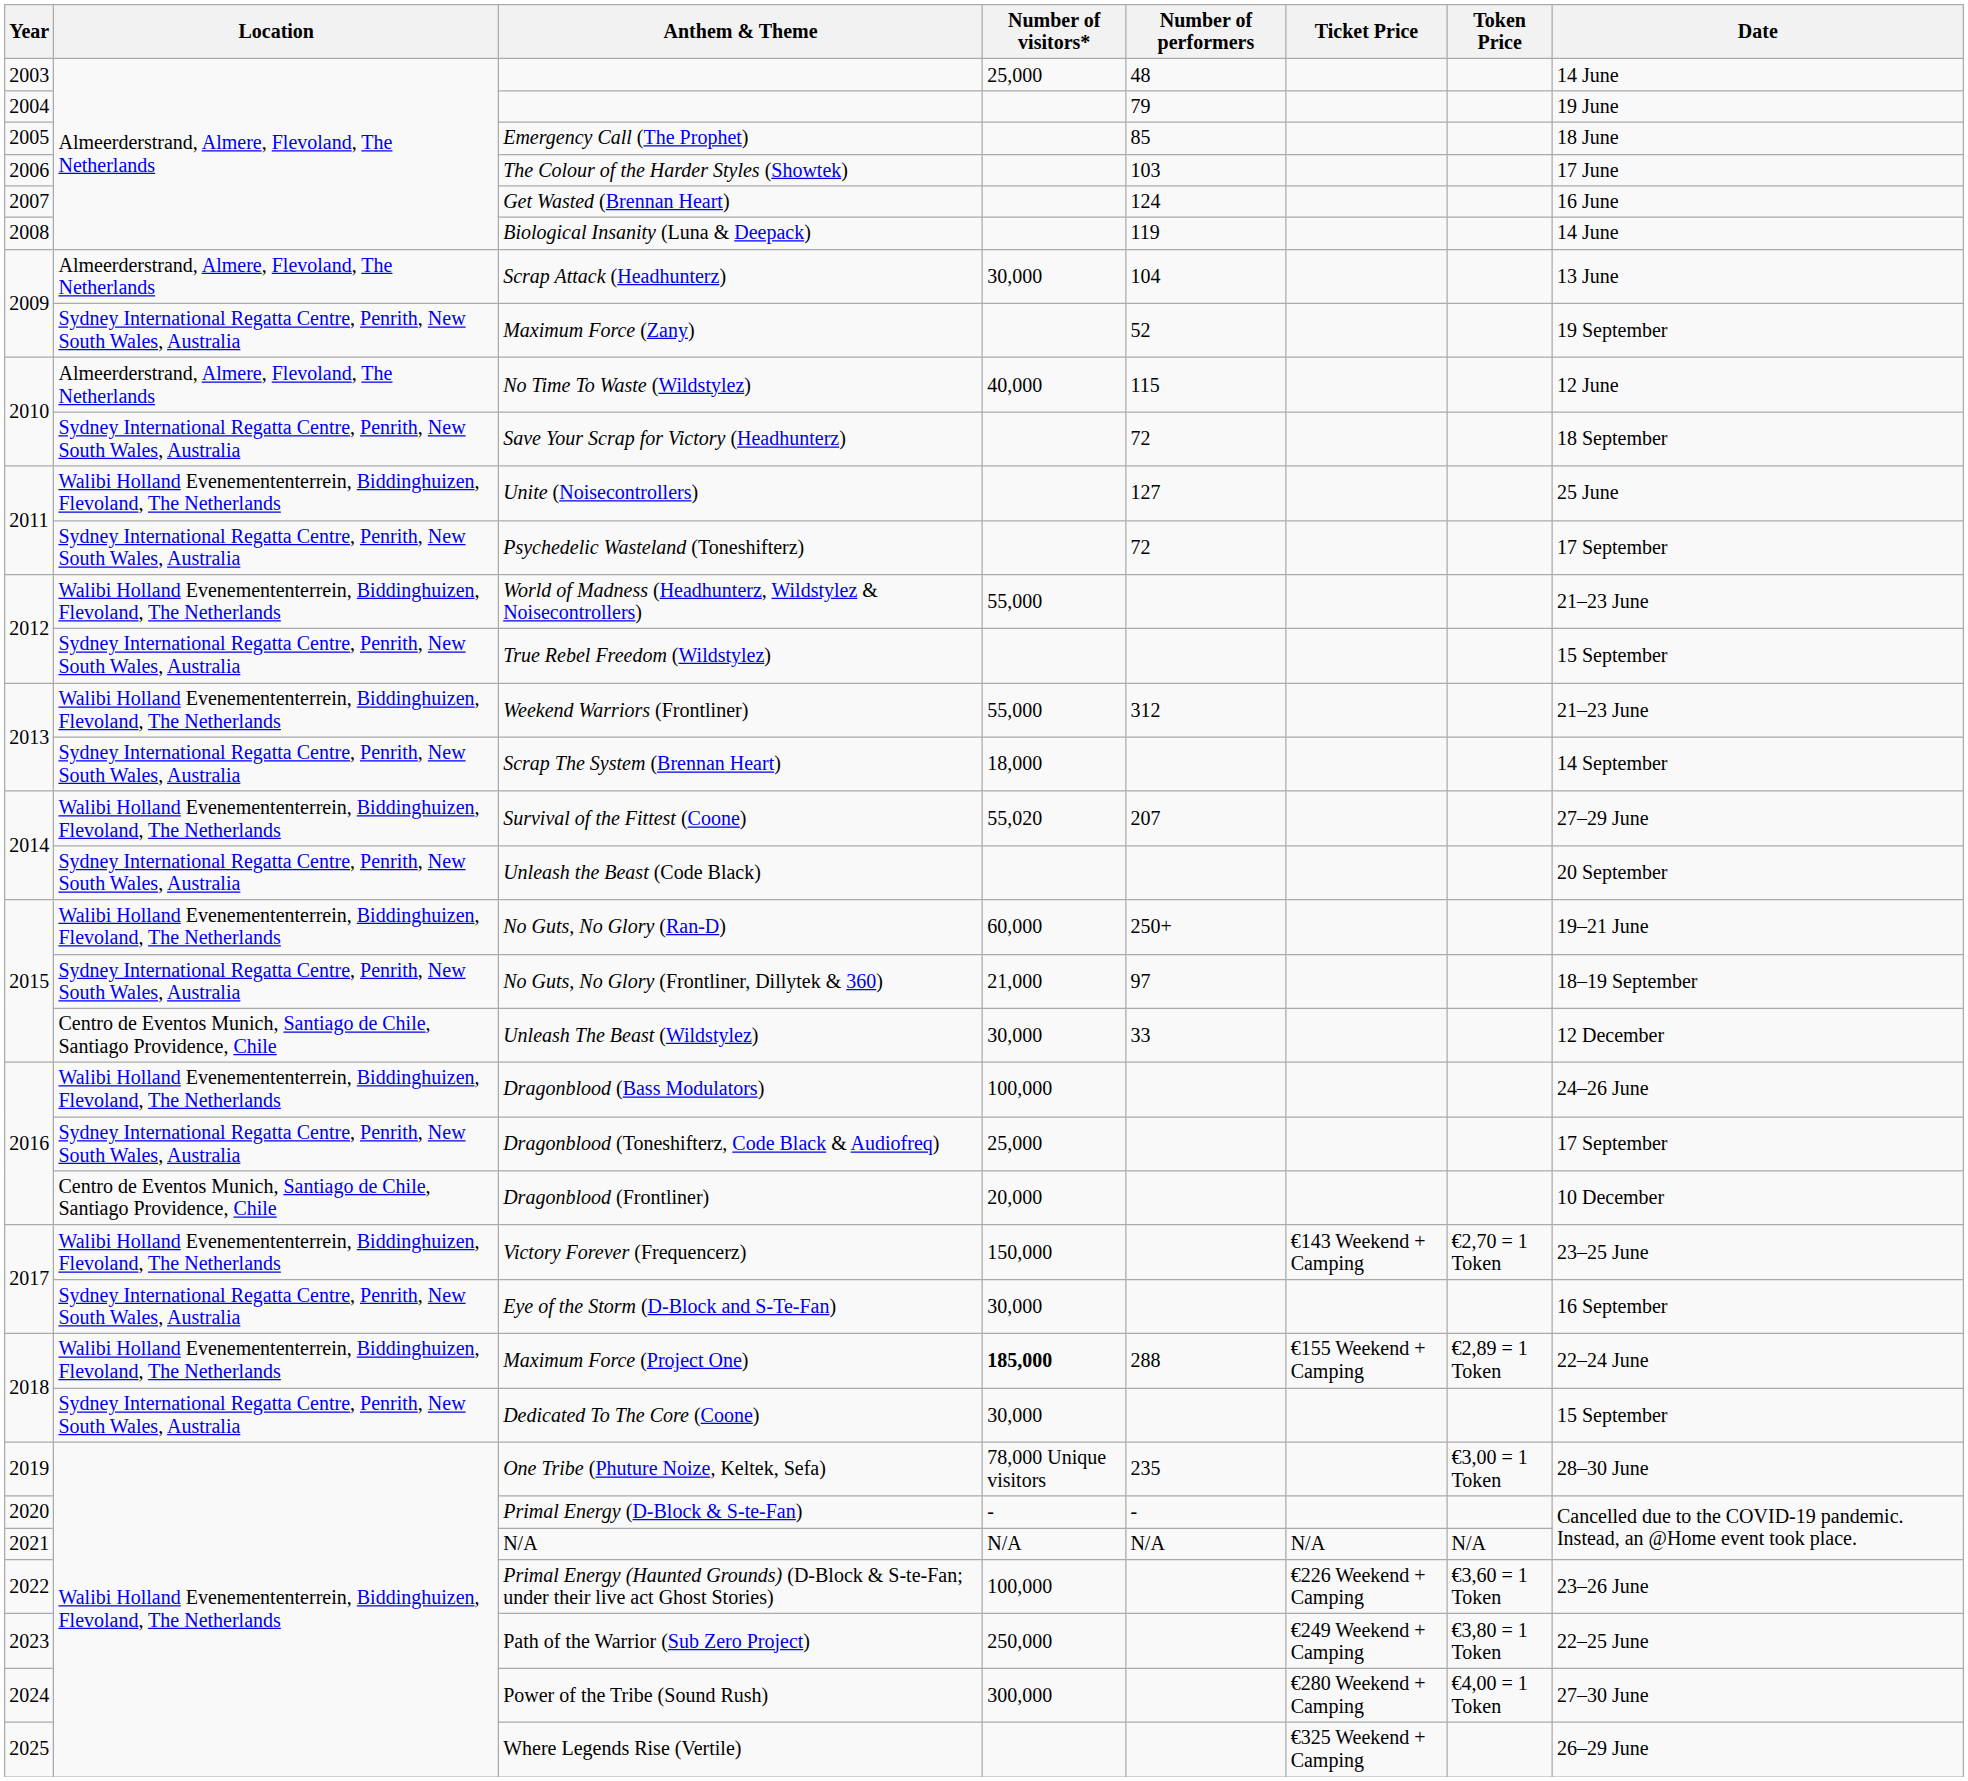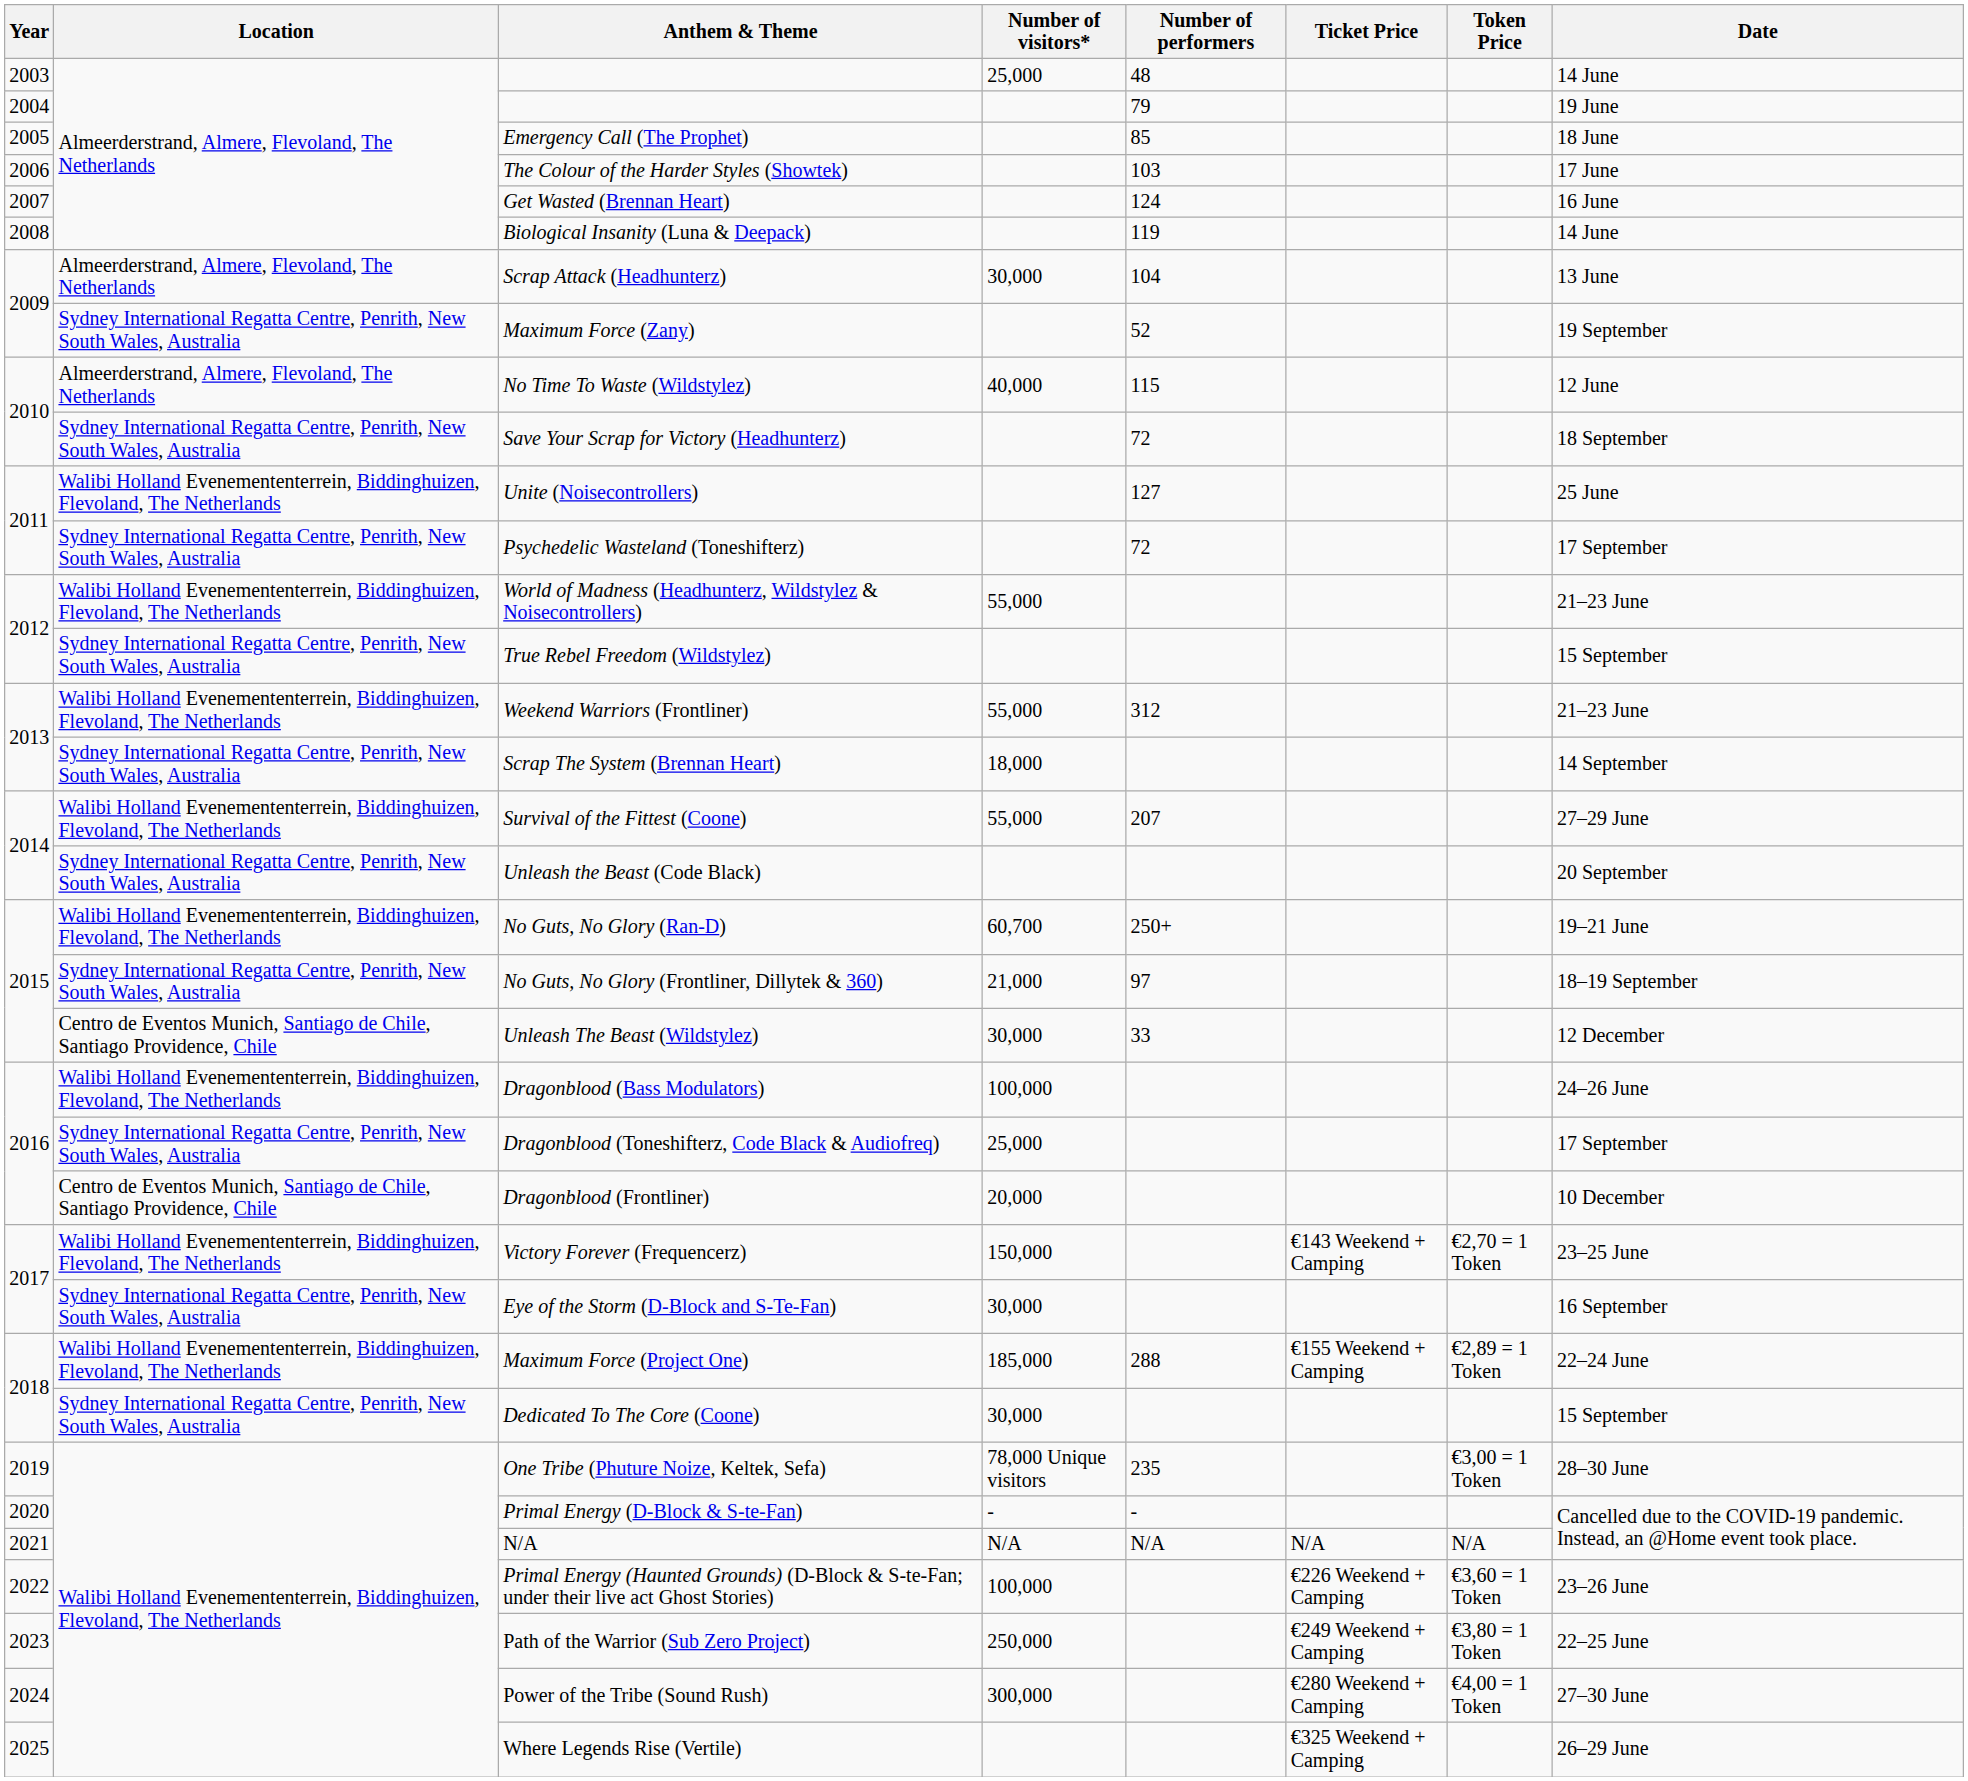(1015, 818) 55,020 -> (1015, 818) 55,000
(1015, 926) 60,000 -> (1015, 926) 60,700
(1020, 1360) bold -> (1020, 1360) normal
